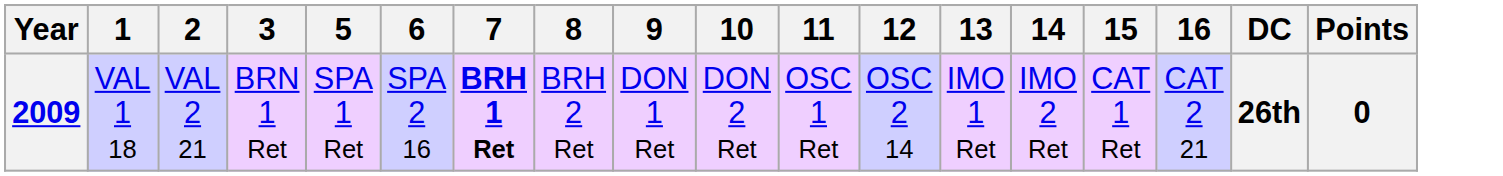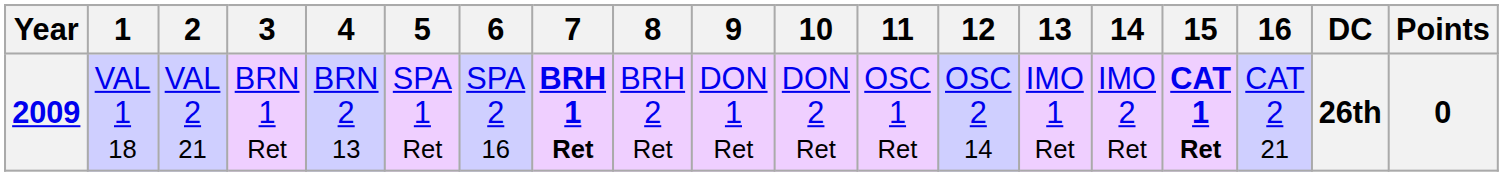+ column: (346, 30)
(1121, 112) normal -> (1201, 112) bold
